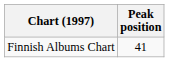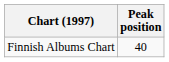(141, 47) 41 -> (141, 47) 40
